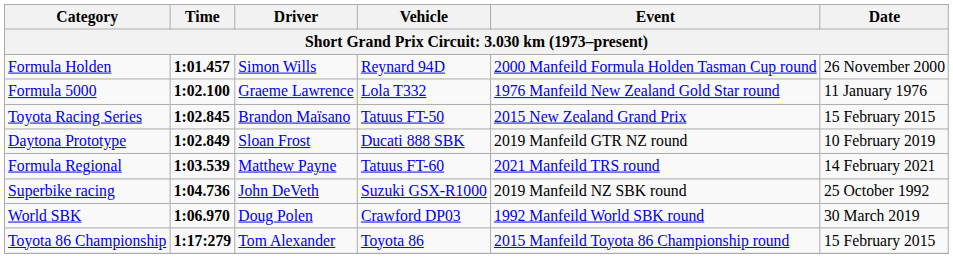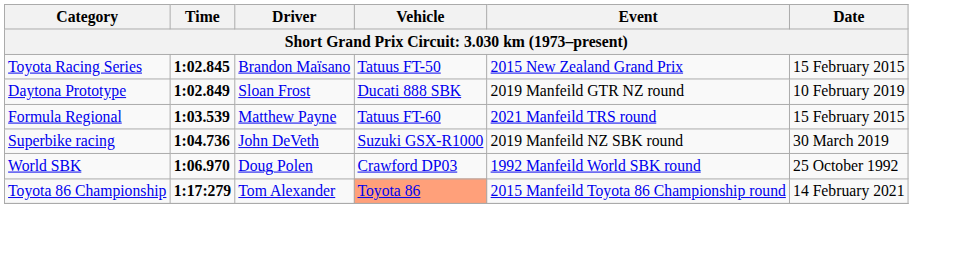- row: (60, 66)
- row: (52, 91)
(880, 166) 14 February 2021 -> (849, 116) 15 February 2015
(877, 191) 25 October 1992 -> (841, 141) 30 March 2019
(872, 215) 30 March 2019 -> (846, 166) 25 October 1992
(392, 240) no background -> (389, 191) lightsalmon background
(880, 240) 15 February 2015 -> (849, 191) 14 February 2021
